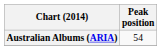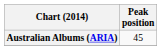(138, 38) 54 -> (138, 38) 45
